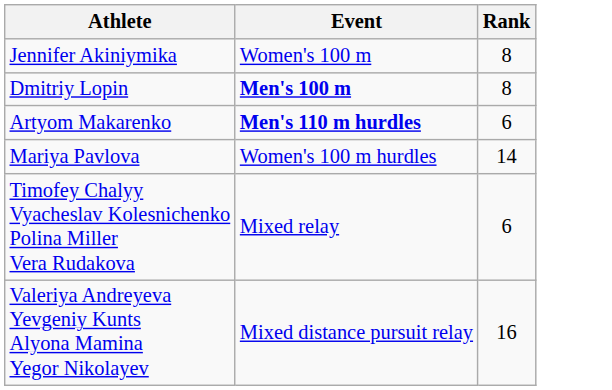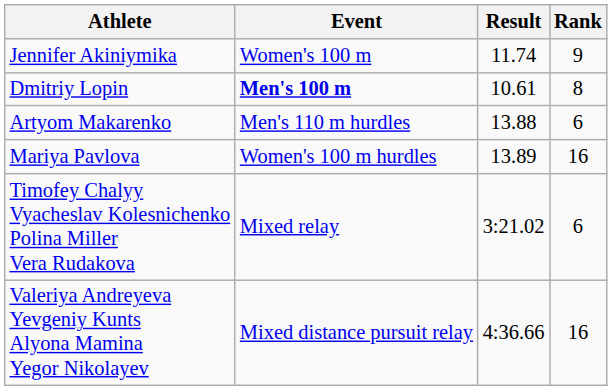+ column: (514, 21)
(507, 55) 8 -> (578, 55) 9
(330, 122) bold -> (325, 122) normal
(507, 156) 14 -> (578, 156) 16
